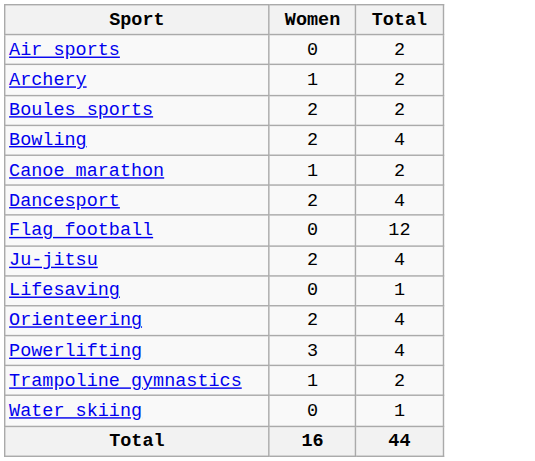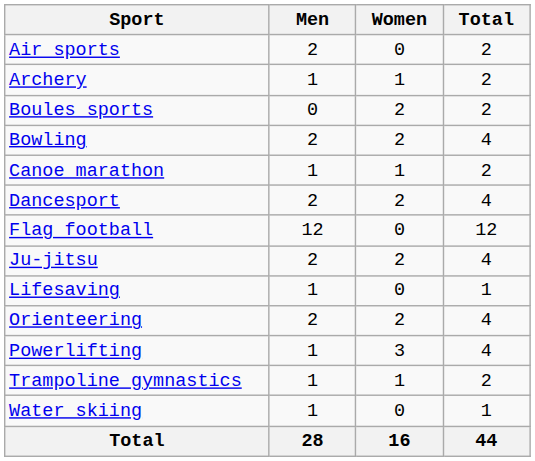+ column: (313, 20)
